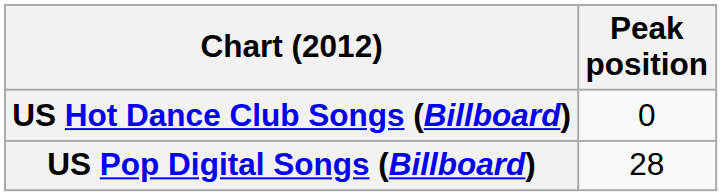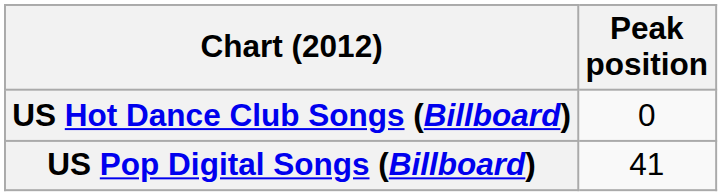(647, 164) 28 -> (647, 164) 41
